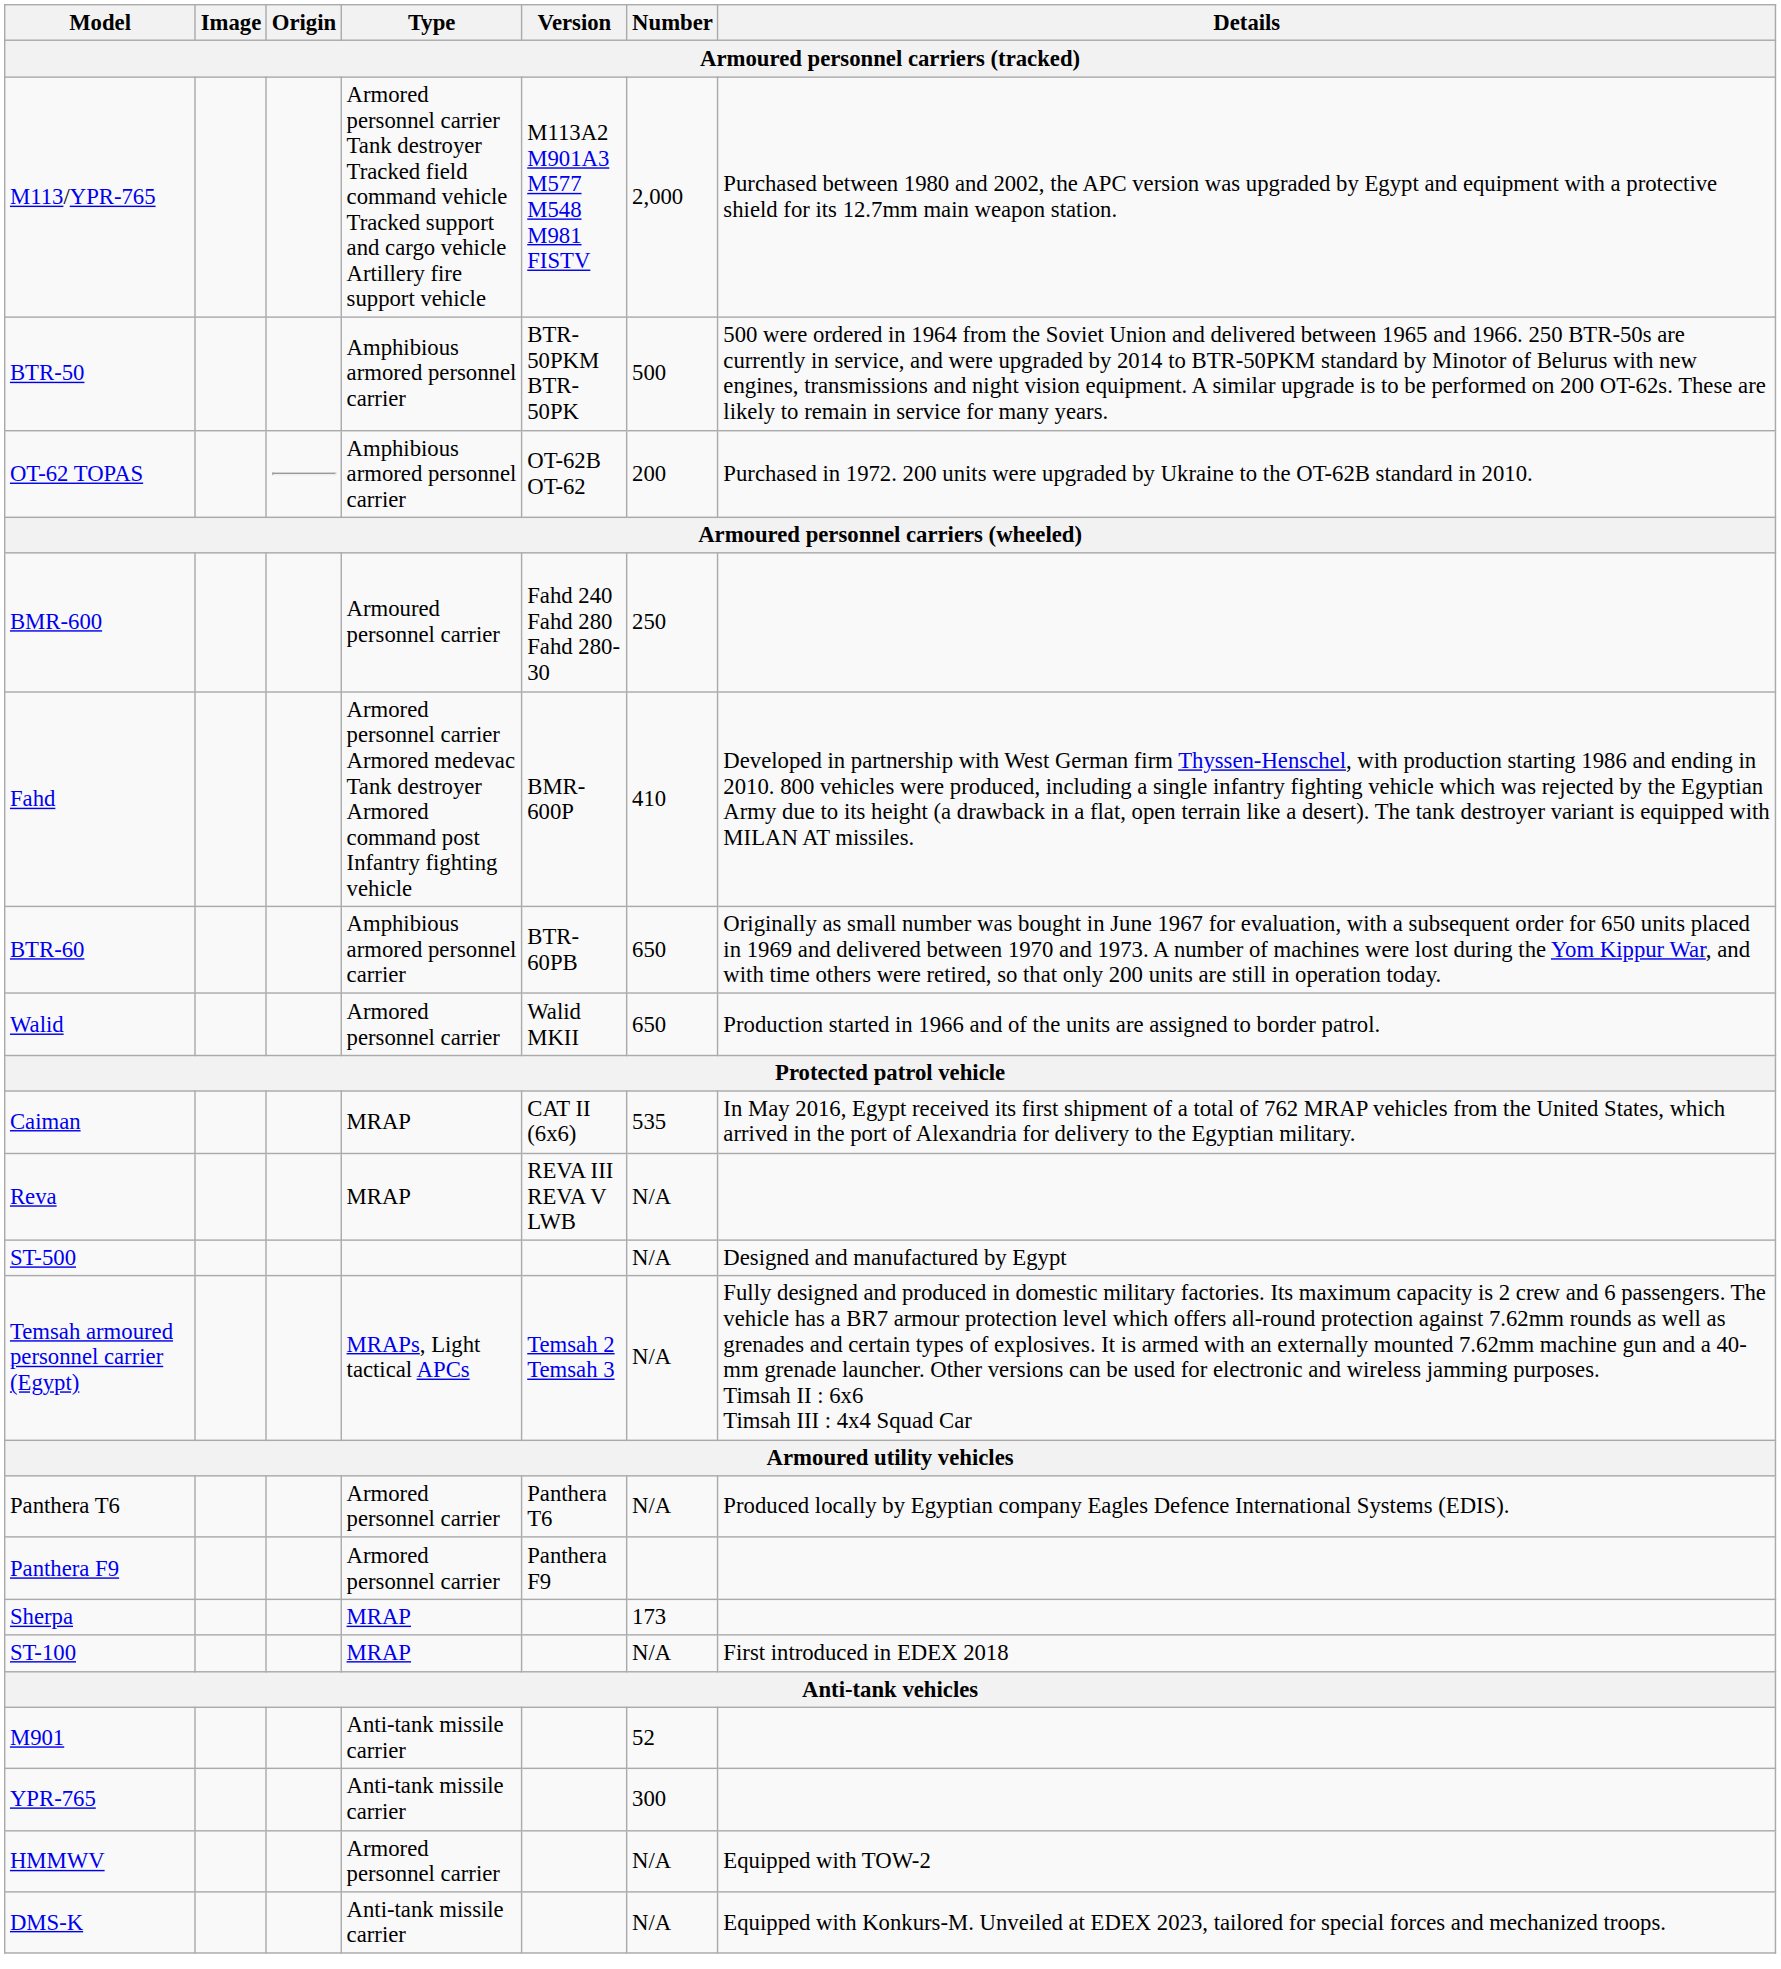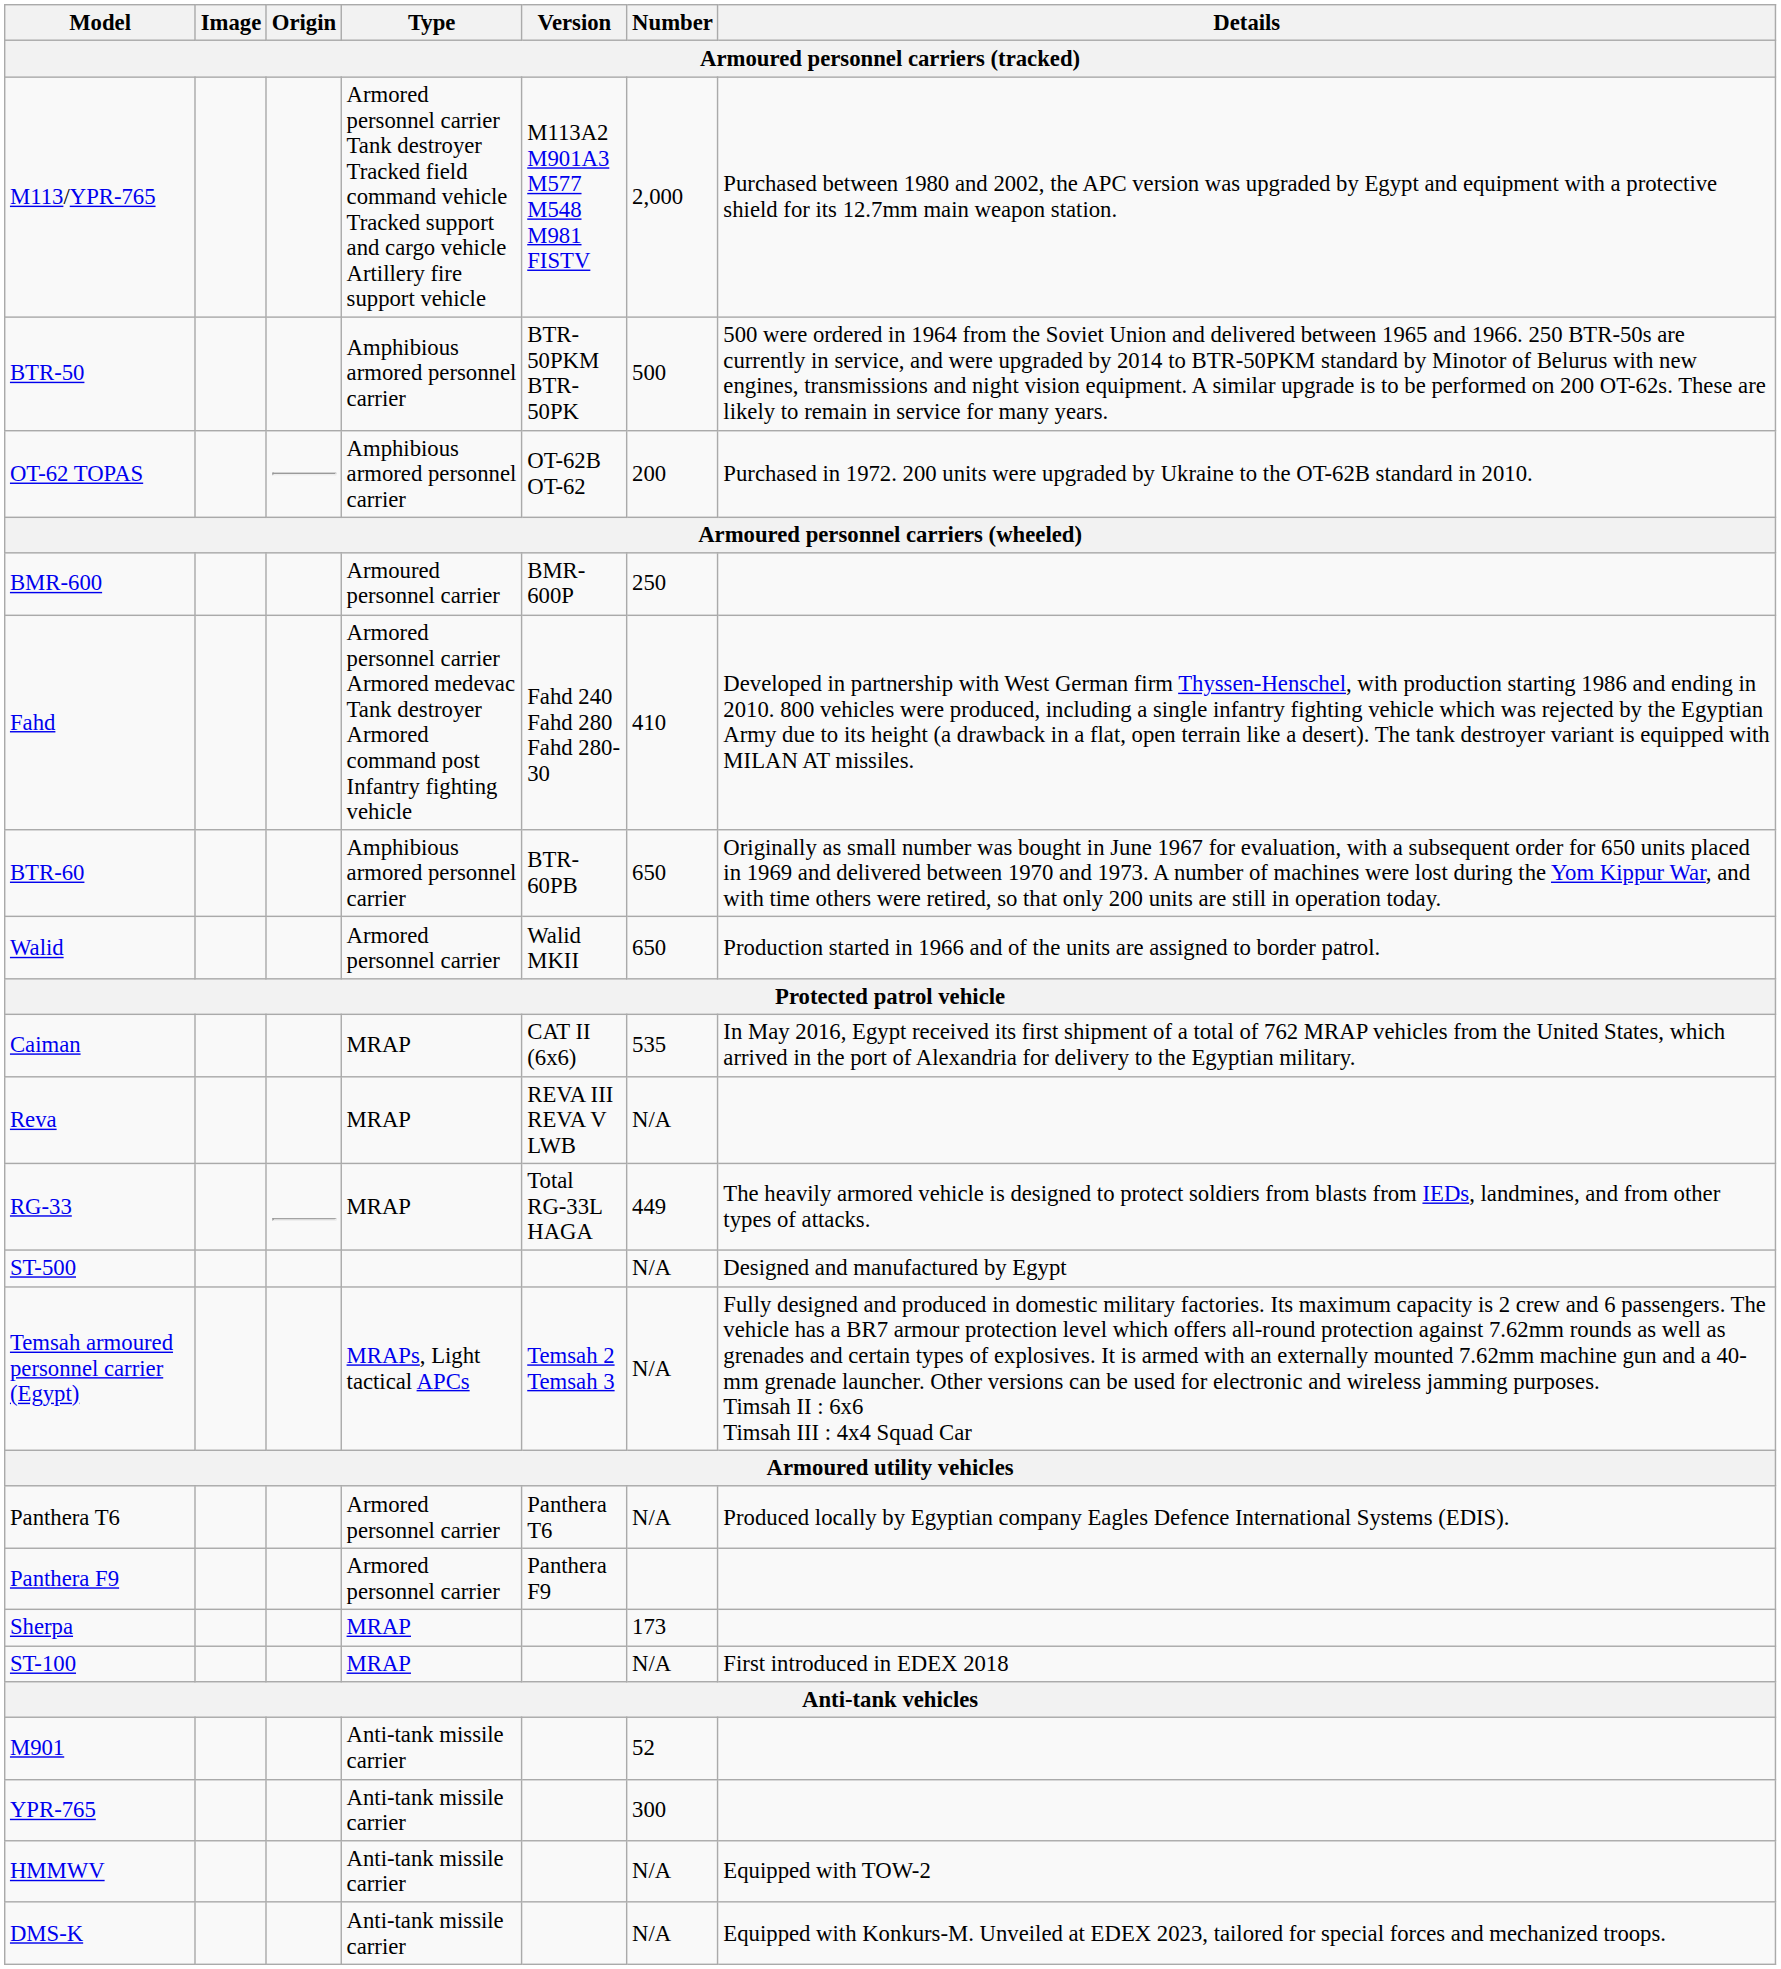(574, 634) Fahd 240 Fahd 280 Fahd 280-30 -> (556, 583) BMR-600P
(556, 798) BMR-600P -> (574, 734) Fahd 240 Fahd 280 Fahd 280-30
+ row: (41, 1206)
(423, 1860) Armored personnel carrier -> (425, 1871) Anti-tank missile carrier
